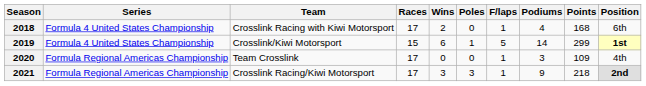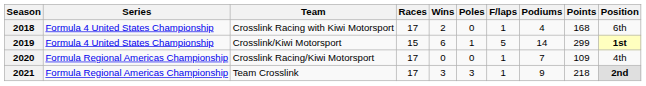(266, 58) Team Crosslink -> (303, 58) Crosslink Racing/Kiwi Motorsport
(542, 58) 3 -> (542, 58) 7
(303, 73) Crosslink Racing/Kiwi Motorsport -> (266, 73) Team Crosslink
